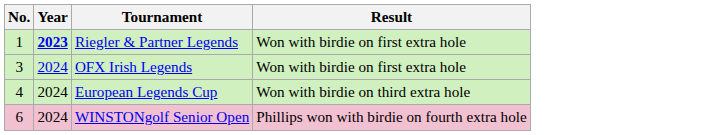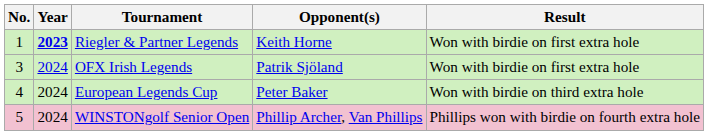+ column: (339, 17)
(19, 117) 6 -> (19, 117) 5
